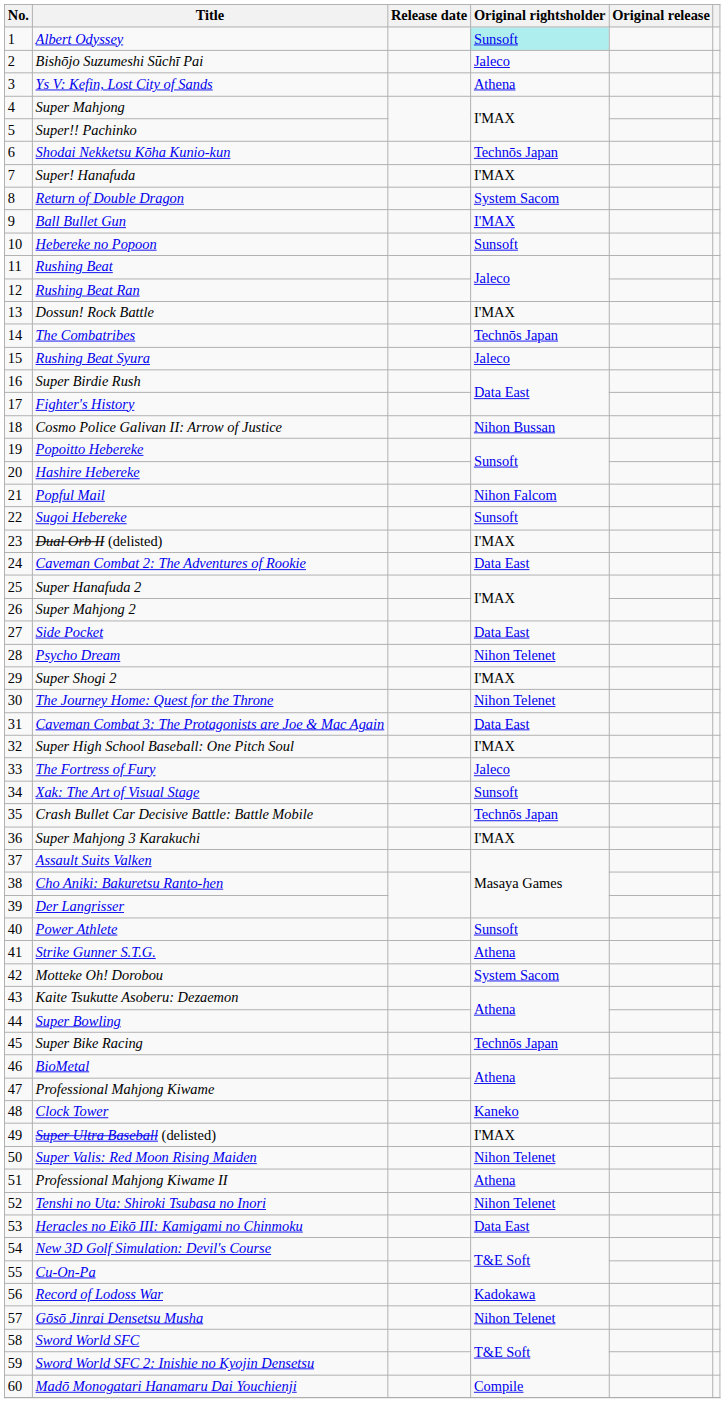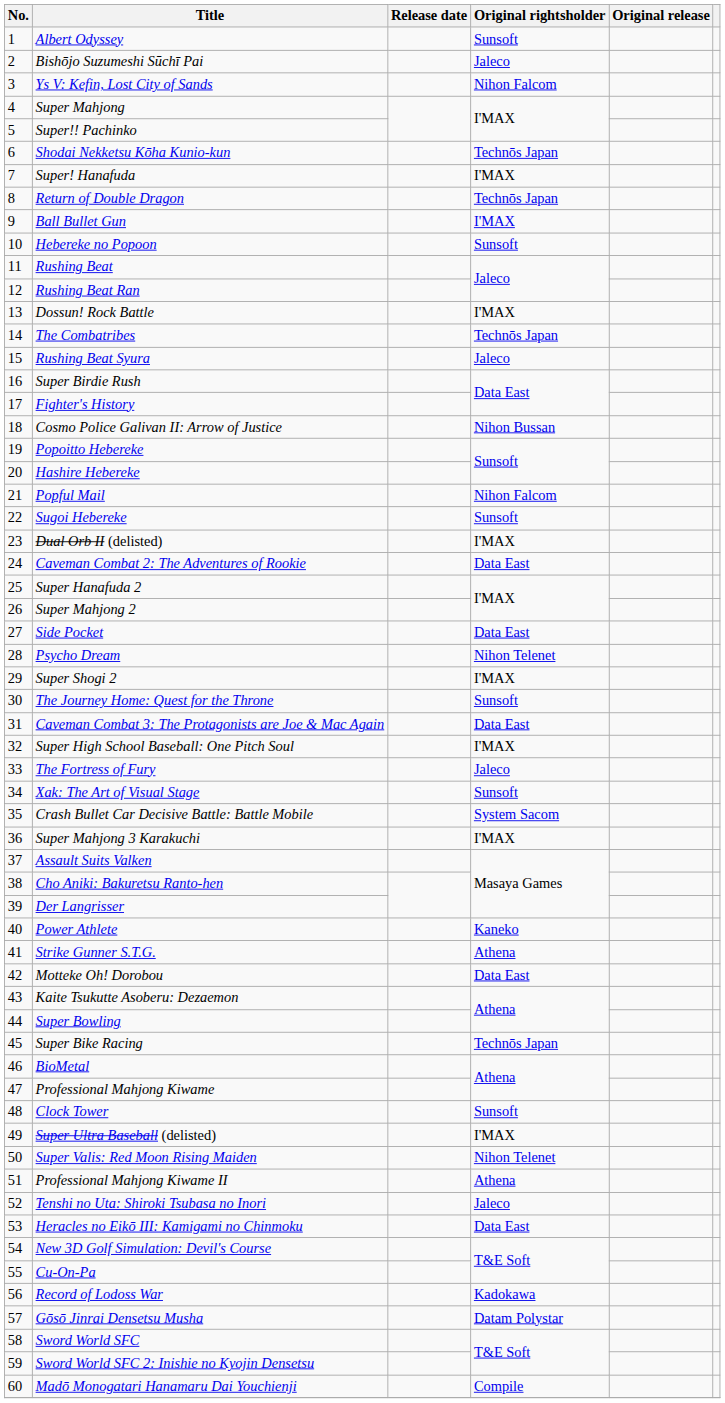(496, 38) paleturquoise background -> (496, 38) no background
(495, 84) Athena -> (515, 84) Nihon Falcom
(517, 198) System Sacom -> (516, 198) Technōs Japan
(515, 701) Nihon Telenet -> (496, 701) Sunsoft
(516, 815) Technōs Japan -> (517, 815) System Sacom
(496, 929) Sunsoft -> (496, 929) Kaneko
(517, 975) System Sacom -> (502, 975) Data East
(496, 1112) Kaneko -> (496, 1112) Sunsoft
(515, 1203) Nihon Telenet -> (492, 1203) Jaleco
(515, 1317) Nihon Telenet -> (518, 1317) Datam Polystar
